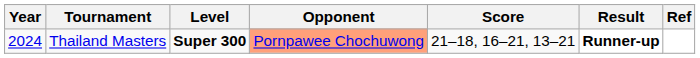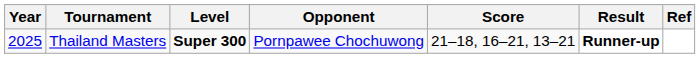(25, 41) 2024 -> (25, 41) 2025
(339, 41) lightsalmon background -> (339, 41) no background
